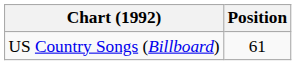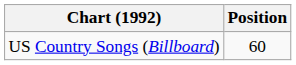(257, 45) 61 -> (257, 45) 60
